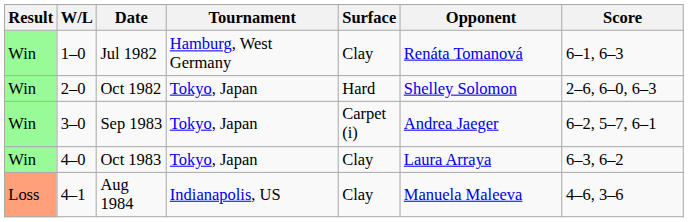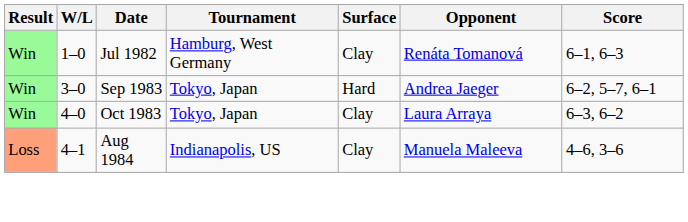- row: (131, 88)
(364, 123) Carpet (i) -> (359, 88) Hard
